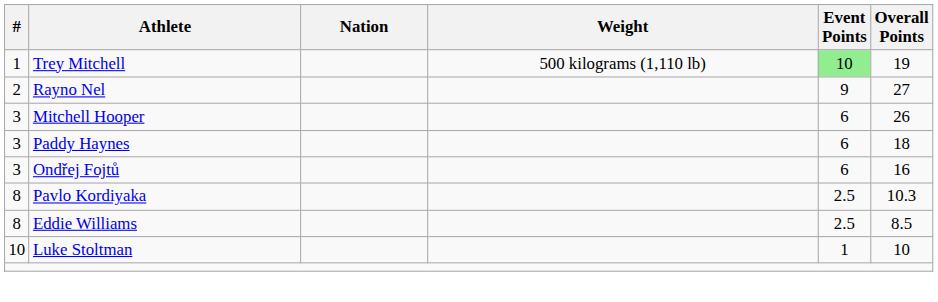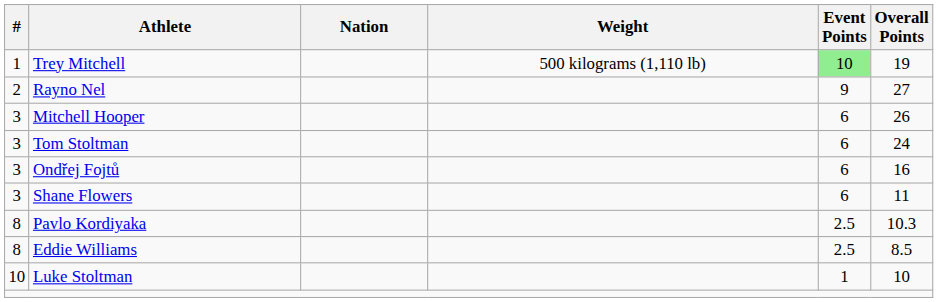+ row: (81, 143)
- row: (81, 143)
+ row: (83, 196)
